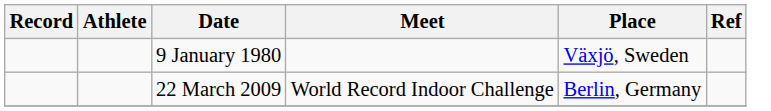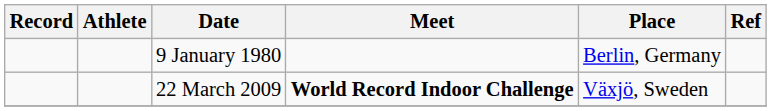(626, 55) Växjö, Sweden -> (652, 55) Berlin, Germany
(422, 89) normal -> (432, 89) bold
(632, 89) Berlin, Germany -> (646, 89) Växjö, Sweden
